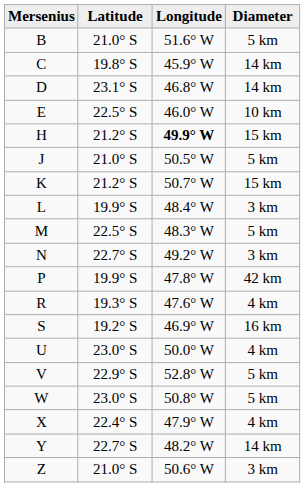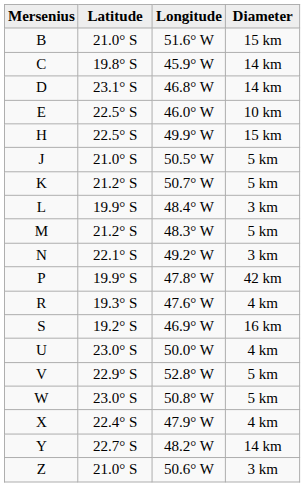(263, 40) 5 km -> (263, 40) 15 km
(115, 135) 21.2° S -> (115, 135) 22.5° S
(189, 135) bold -> (189, 135) normal
(263, 183) 15 km -> (263, 183) 5 km
(115, 231) 22.5° S -> (115, 231) 21.2° S
(115, 254) 22.7° S -> (115, 254) 22.1° S
